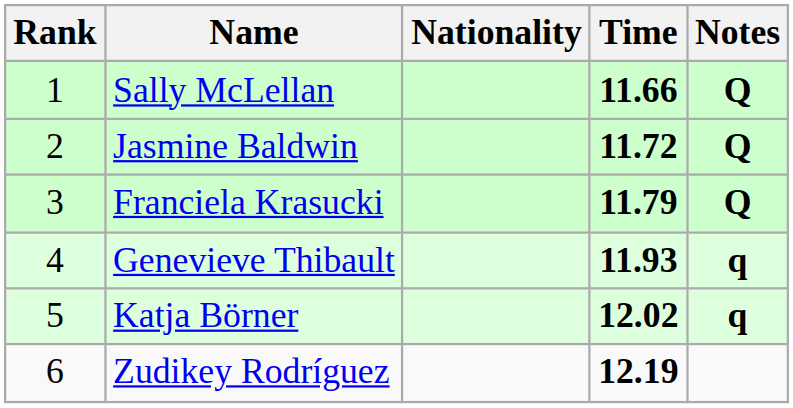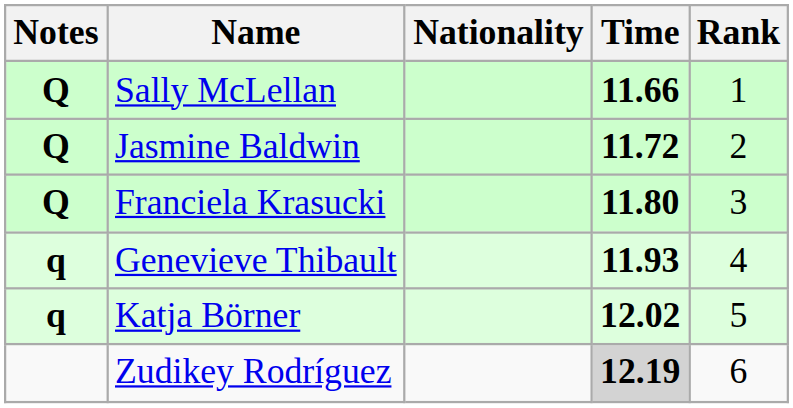columns swapped: (55, 32) <-> (738, 32)
(638, 202) 11.79 -> (640, 202) 11.80
(638, 372) no background -> (640, 372) lightgrey background
